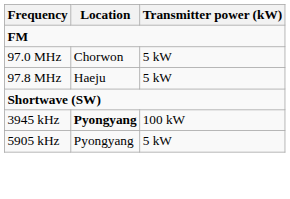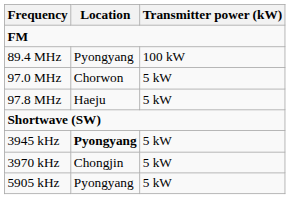+ row: (34, 57)
(164, 120) 100 kW -> (157, 141) 5 kW
+ row: (33, 162)
